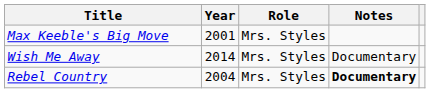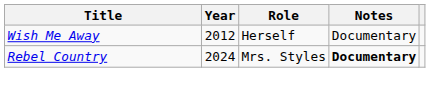- row: (88, 36)
(220, 56) 2014 -> (220, 36) 2012
(284, 56) Mrs. Styles -> (268, 36) Herself
(220, 77) 2004 -> (220, 56) 2024
